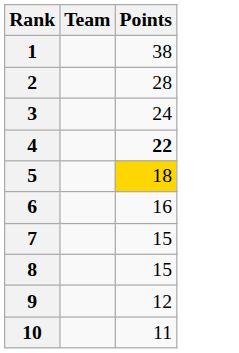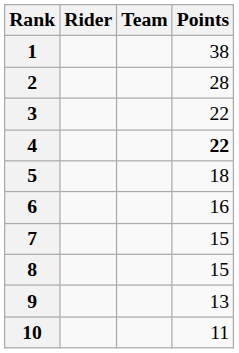+ column: (88, 20)
(162, 113) 24 -> (219, 113) 22
(162, 176) gold background -> (219, 176) no background
(162, 301) 12 -> (219, 301) 13
